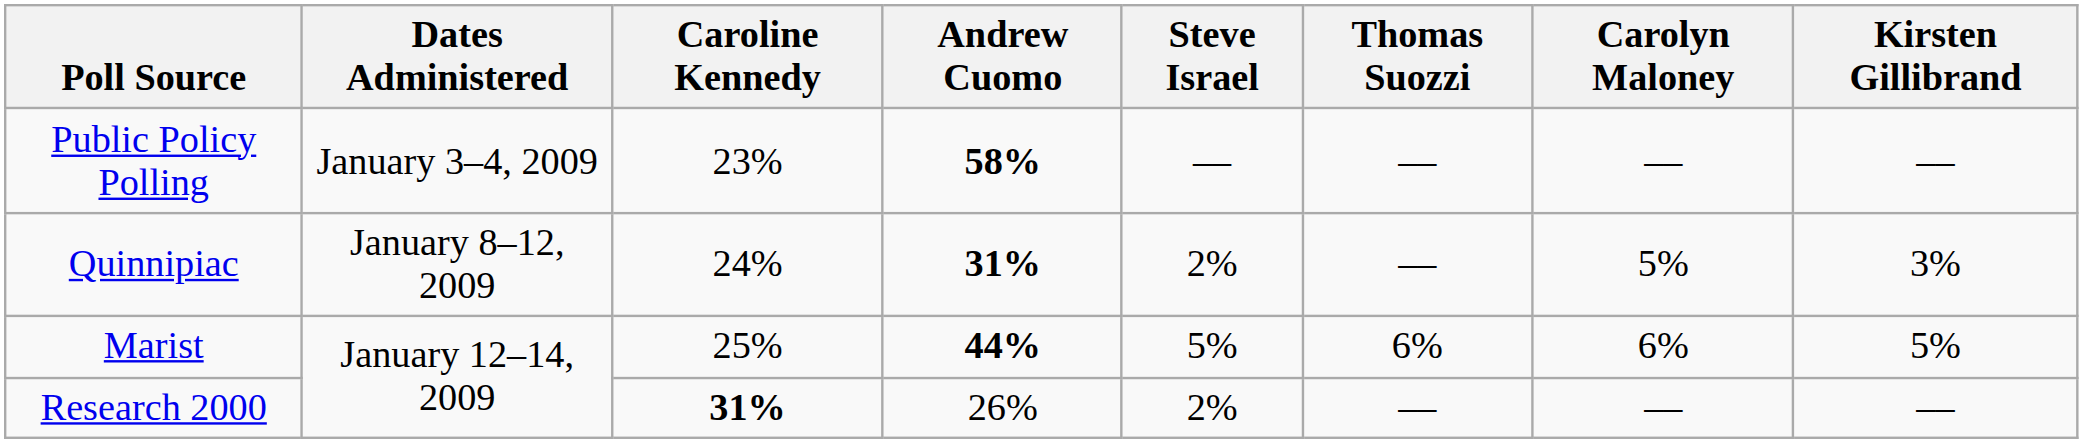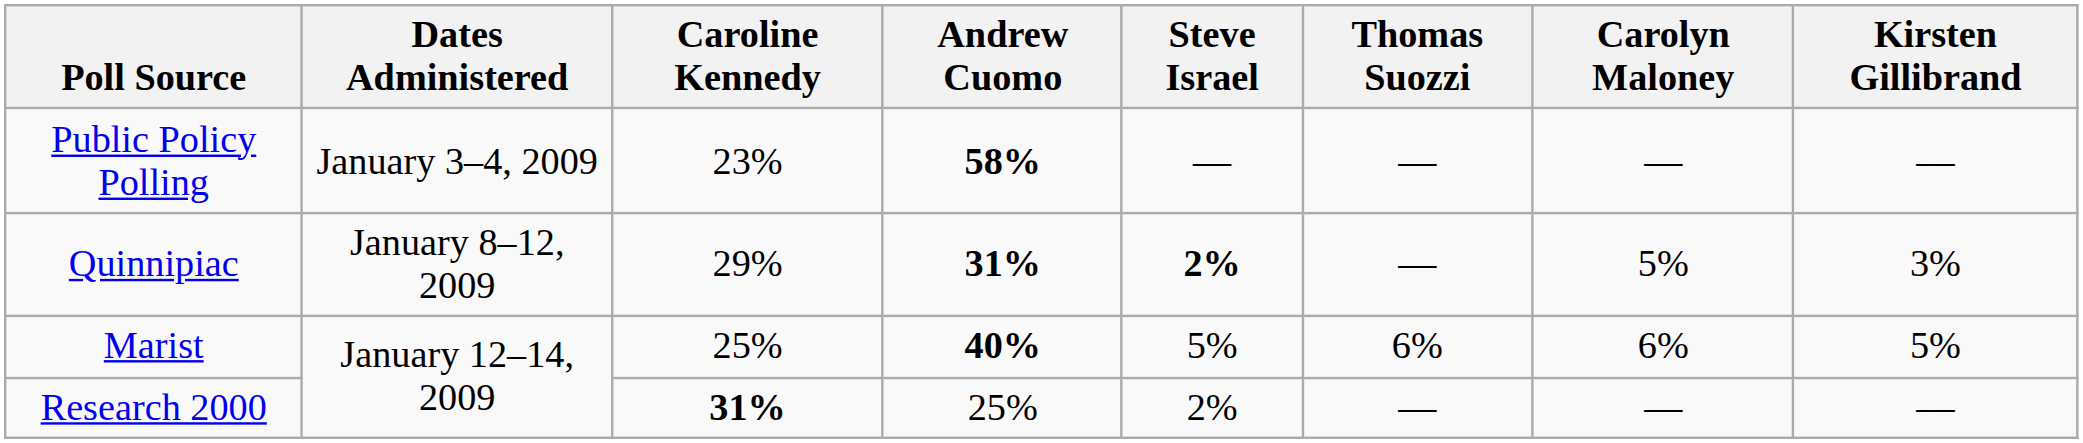(748, 263) 24% -> (748, 263) 29%
(1212, 263) normal -> (1212, 263) bold
(1003, 345) 44% -> (1003, 345) 40%
(1003, 406) 26% -> (1003, 406) 25%
